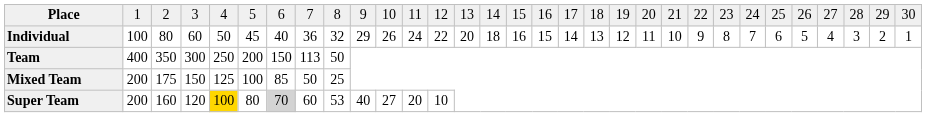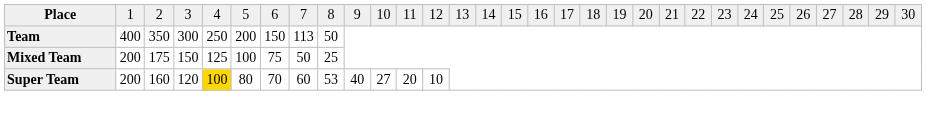- row: (38, 36)
(281, 79) 85 -> (275, 57) 75
(281, 100) lightgrey background -> (275, 79) no background
